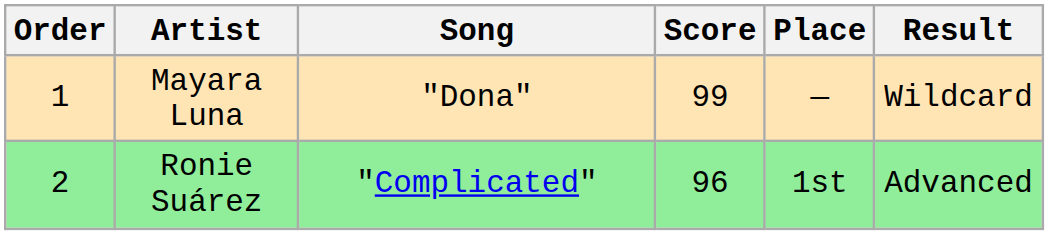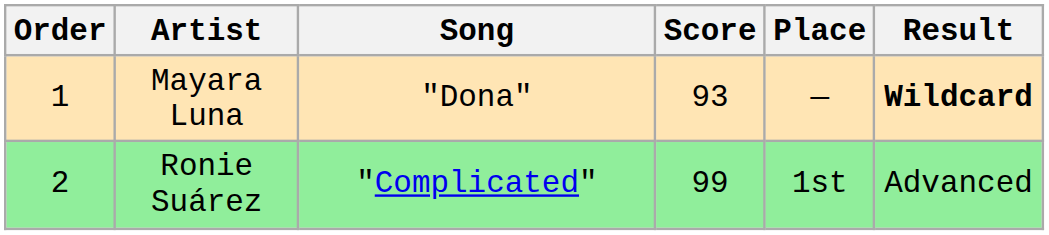(710, 99) 99 -> (710, 99) 93
(959, 99) normal -> (959, 99) bold
(710, 185) 96 -> (710, 185) 99
